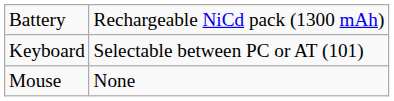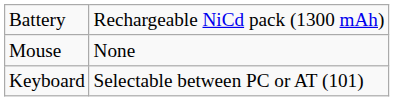rows swapped: (35, 80) <-> (47, 50)
